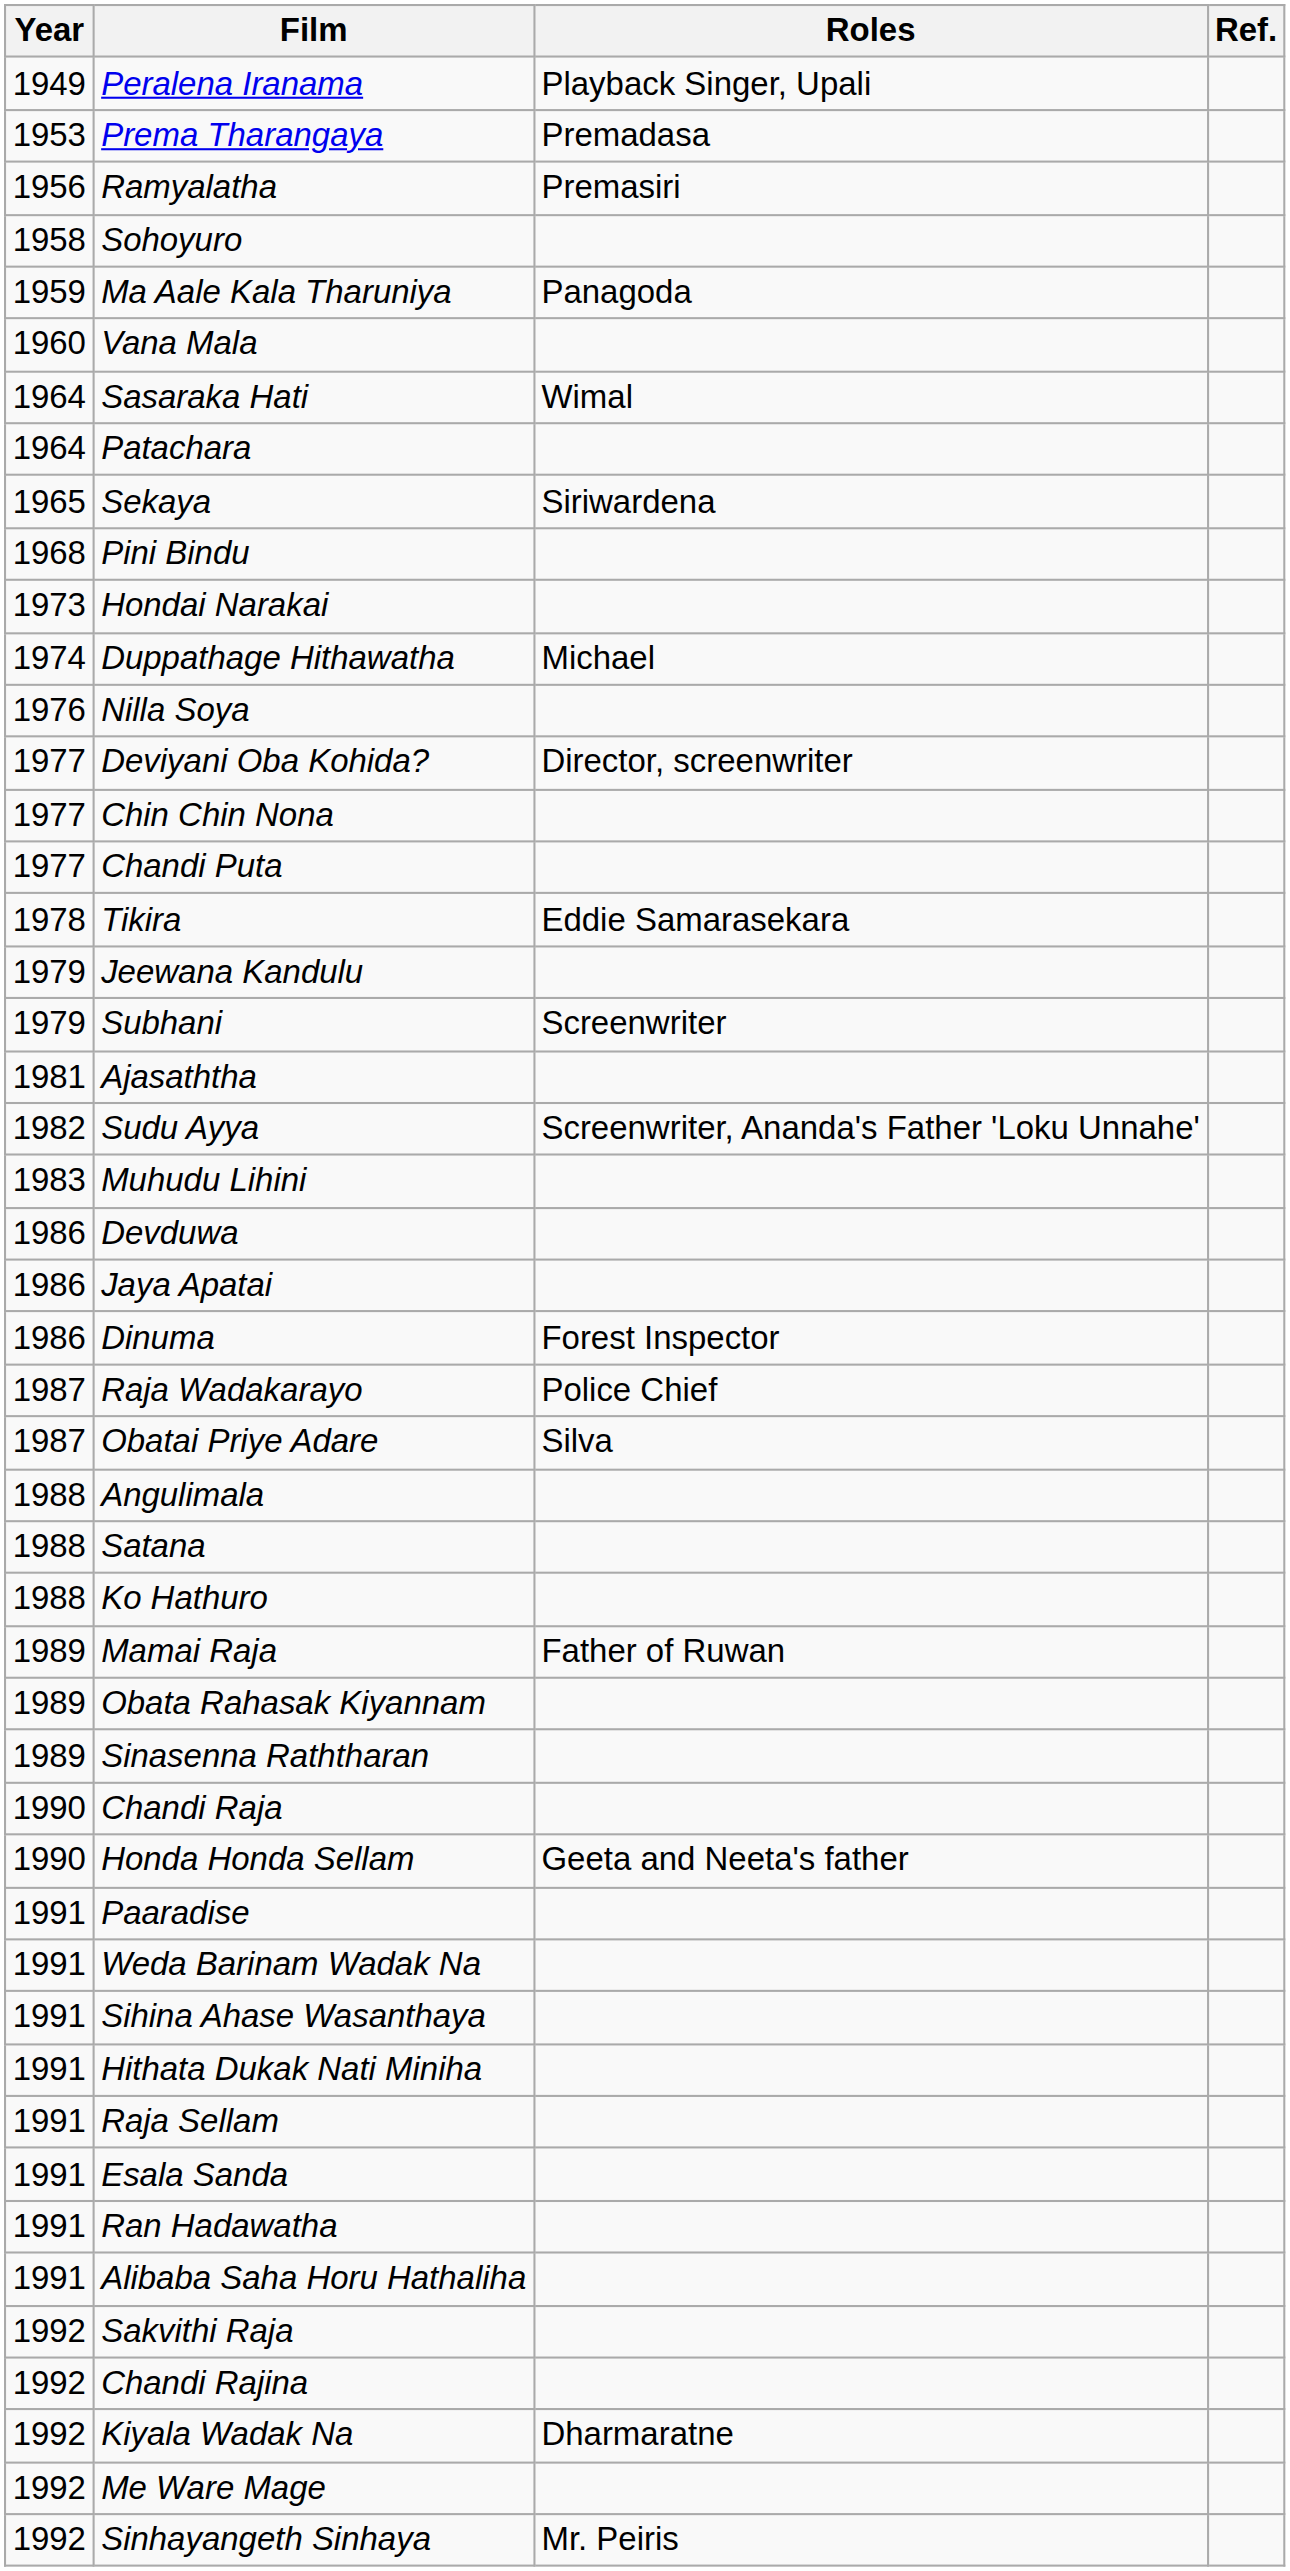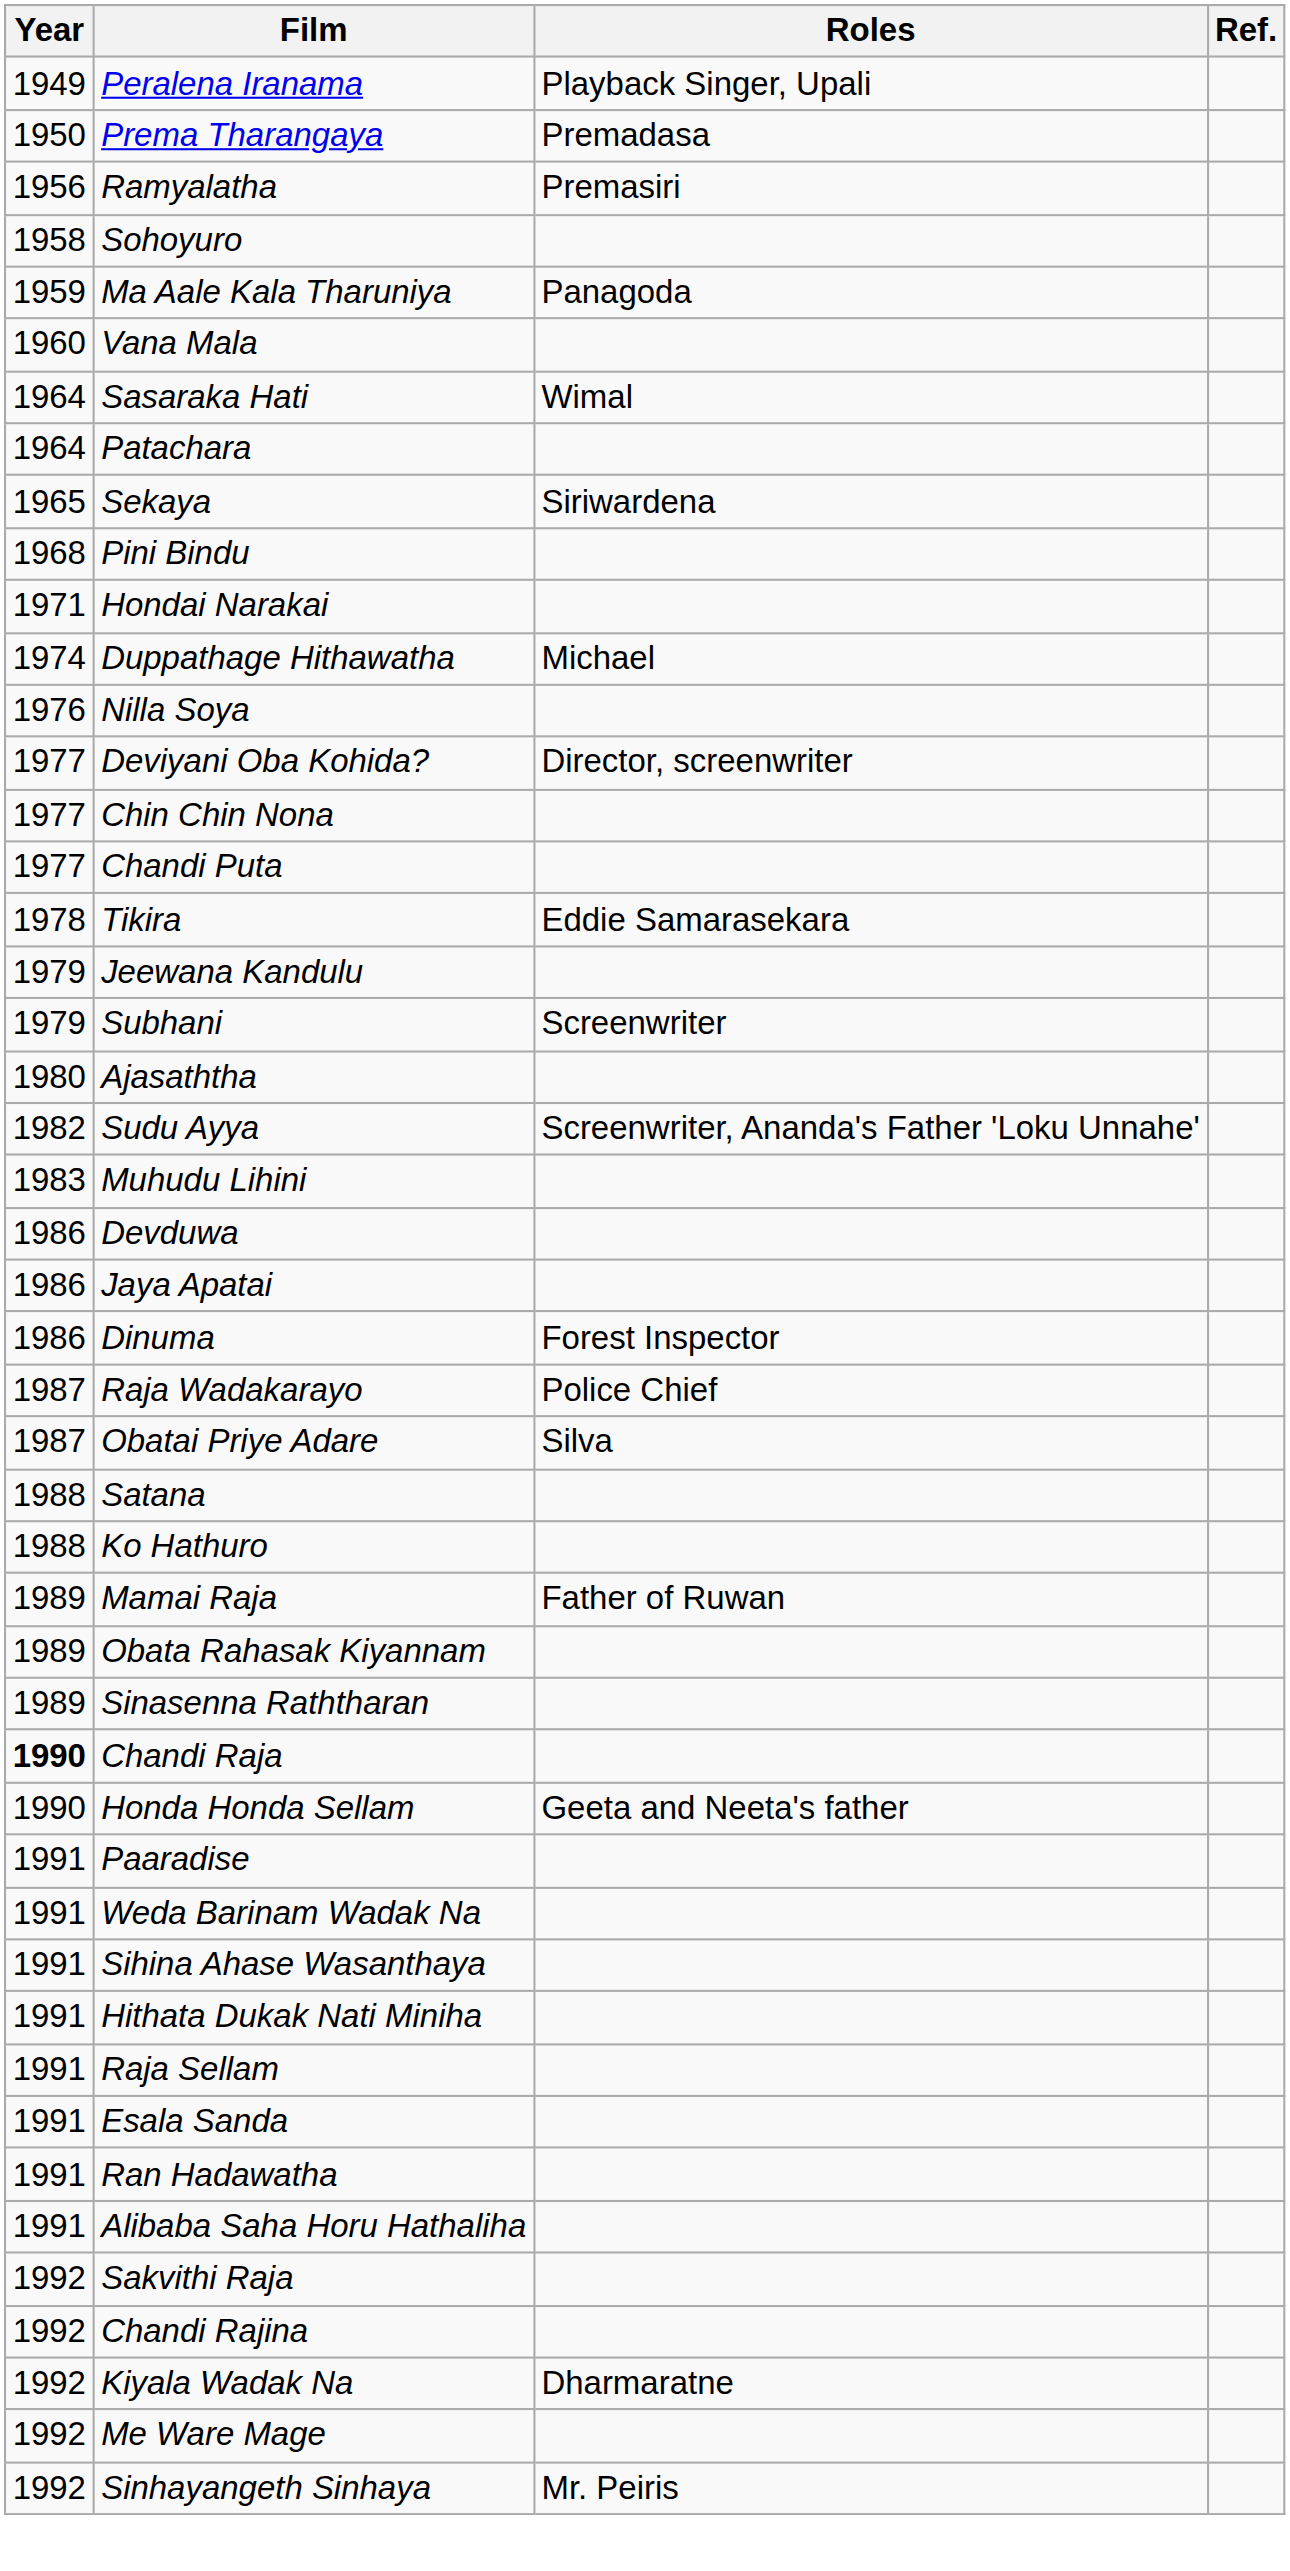(49, 135) 1953 -> (49, 135) 1950
(49, 605) 1973 -> (49, 605) 1971
(49, 1076) 1981 -> (49, 1076) 1980
- row: (183, 1494)
(49, 1807) normal -> (49, 1755) bold
